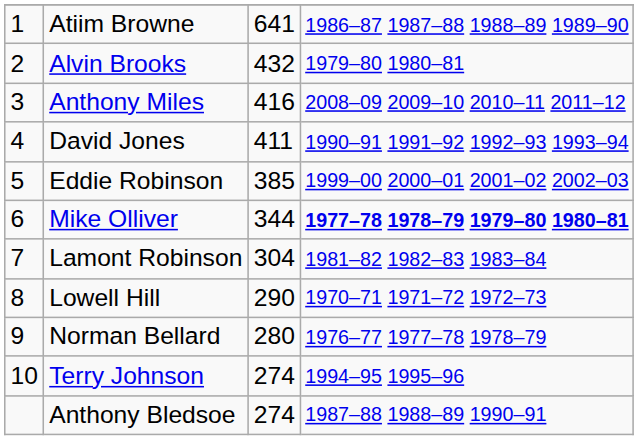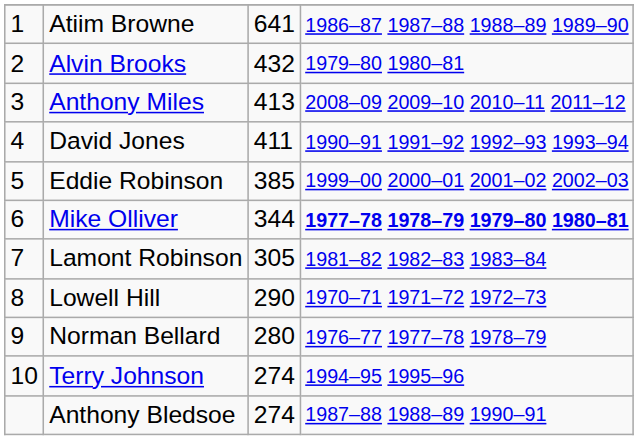(274, 102) 416 -> (274, 102) 413
(274, 258) 304 -> (274, 258) 305
